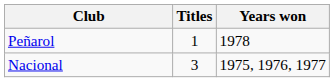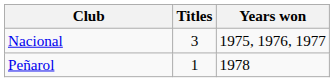rows swapped: (35, 64) <-> (31, 40)
